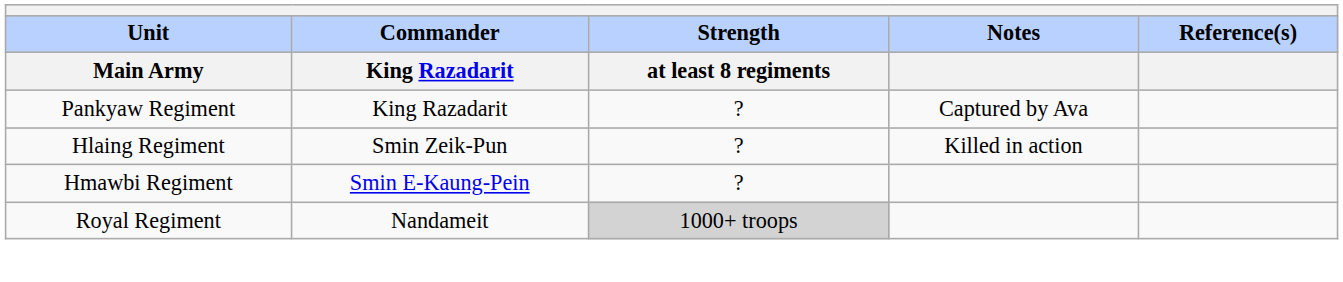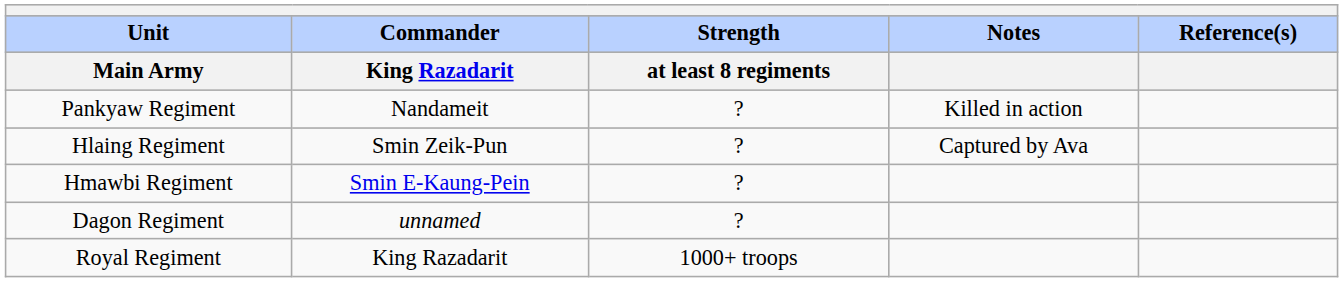(440, 108) King Razadarit -> (440, 108) Nandameit
(1014, 108) Captured by Ava -> (1014, 108) Killed in action
(1014, 145) Killed in action -> (1014, 145) Captured by Ava
+ row: (148, 220)
(440, 220) Nandameit -> (440, 257) King Razadarit
(739, 220) lightgrey background -> (739, 257) no background
